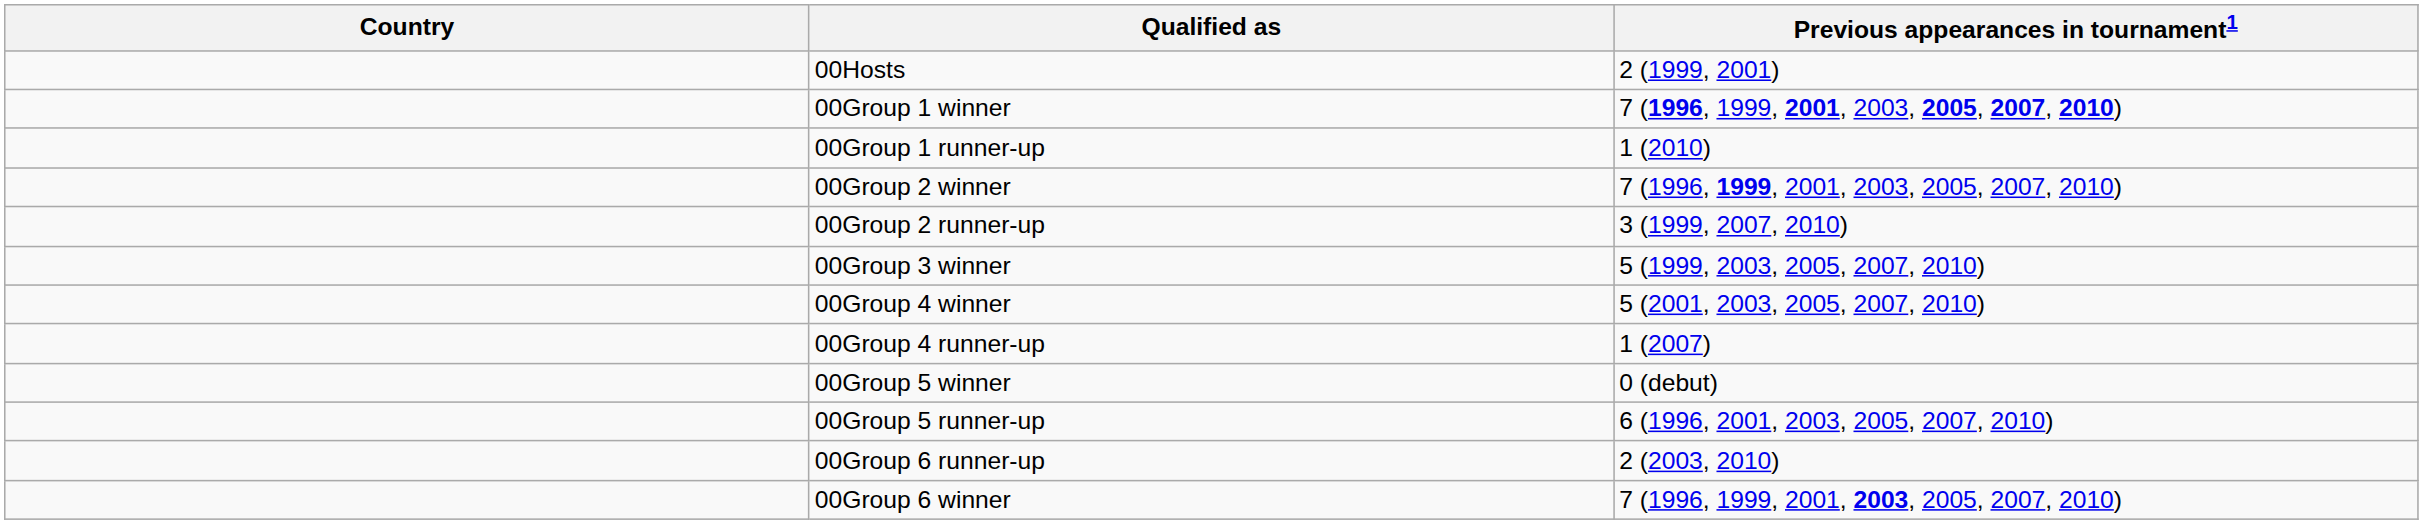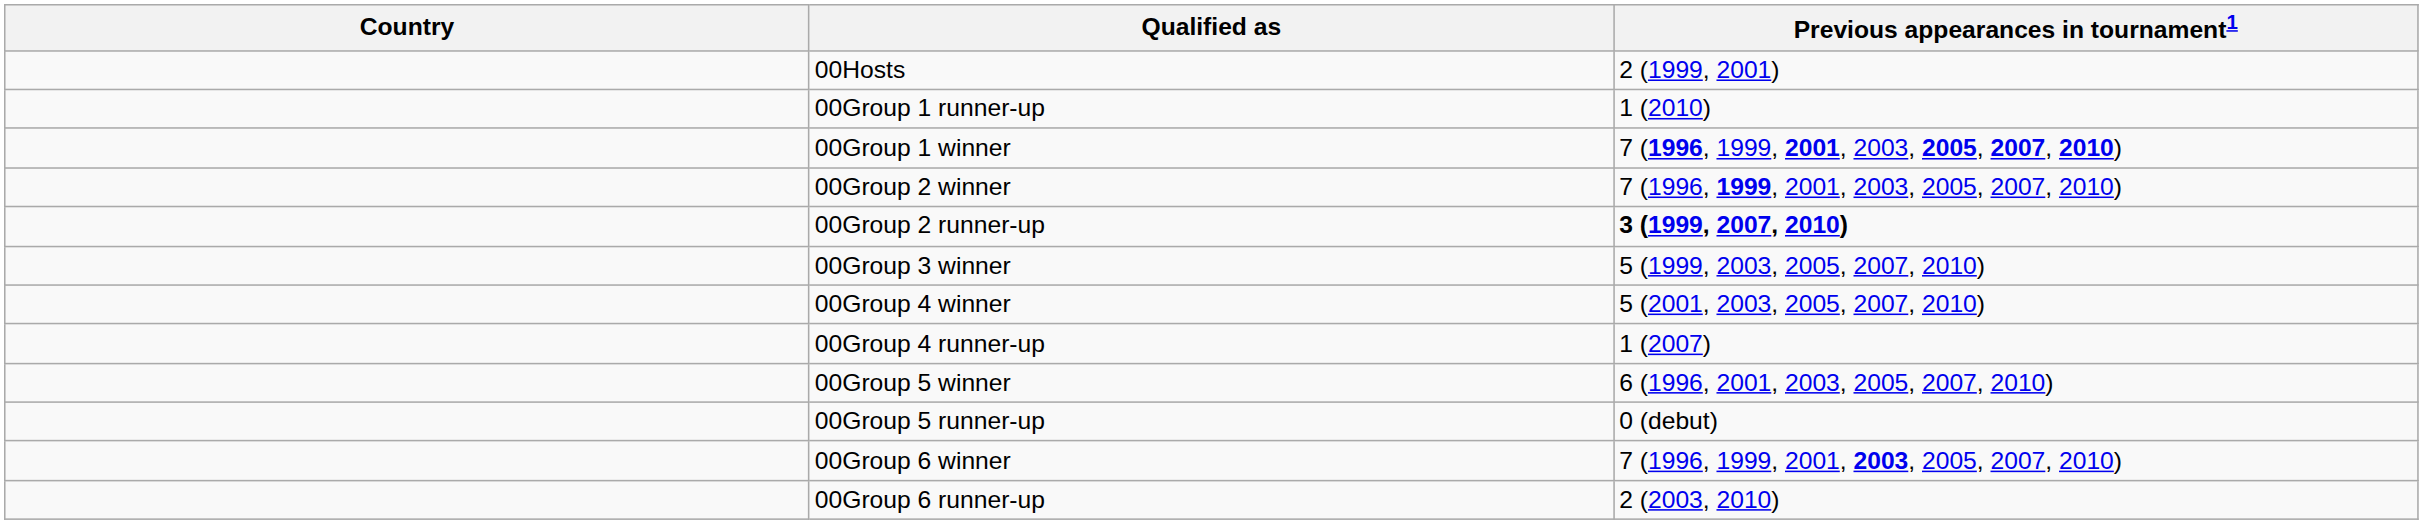rows swapped: (913, 108) <-> (930, 147)
(1734, 226) normal -> (1734, 226) bold
(1669, 382) 0 (debut) -> (1836, 382) 6 (1996, 2001, 2003, 2005, 2007, 2010)
(1836, 421) 6 (1996, 2001, 2003, 2005, 2007, 2010) -> (1669, 421) 0 (debut)
rows swapped: (913, 499) <-> (930, 460)
